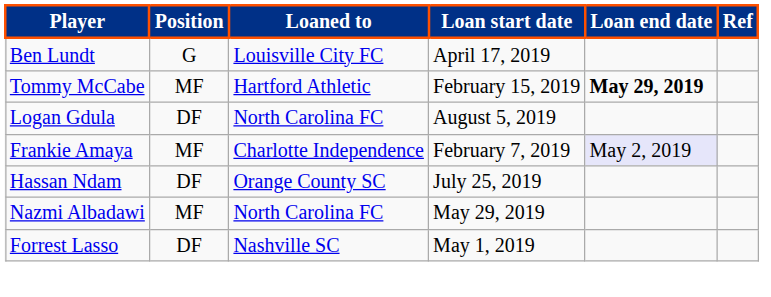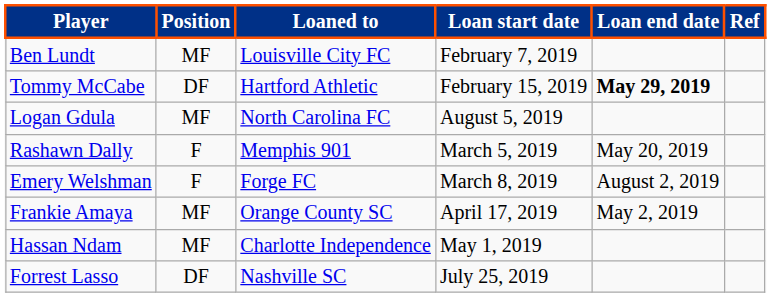(189, 54) G -> (196, 54) MF
(492, 54) April 17, 2019 -> (509, 54) February 7, 2019
(189, 86) MF -> (196, 86) DF
(189, 118) DF -> (196, 118) MF
+ row: (71, 149)
+ row: (81, 181)
(329, 149) Charlotte Independence -> (316, 213) Orange County SC
(502, 149) February 7, 2019 -> (499, 213) April 17, 2019
(640, 149) lavender background -> (647, 213) no background
(189, 181) DF -> (196, 244) MF
(310, 181) Orange County SC -> (336, 244) Charlotte Independence
(487, 181) July 25, 2019 -> (491, 244) May 1, 2019
- row: (77, 213)
(484, 244) May 1, 2019 -> (494, 276) July 25, 2019
